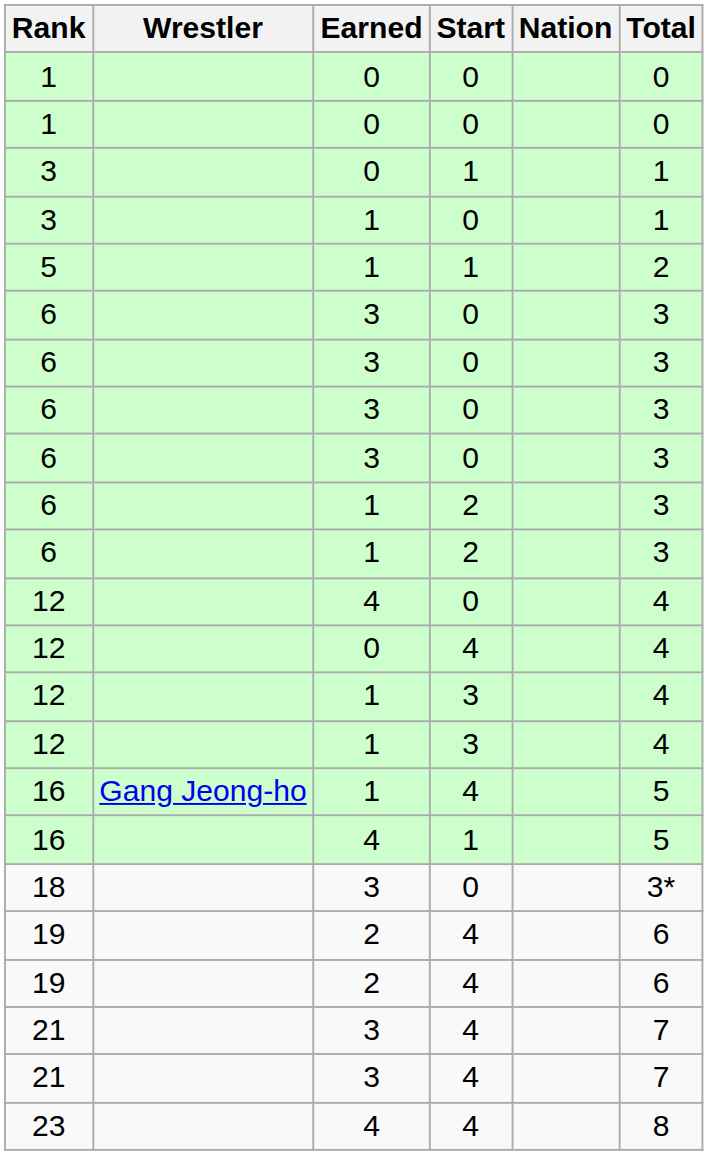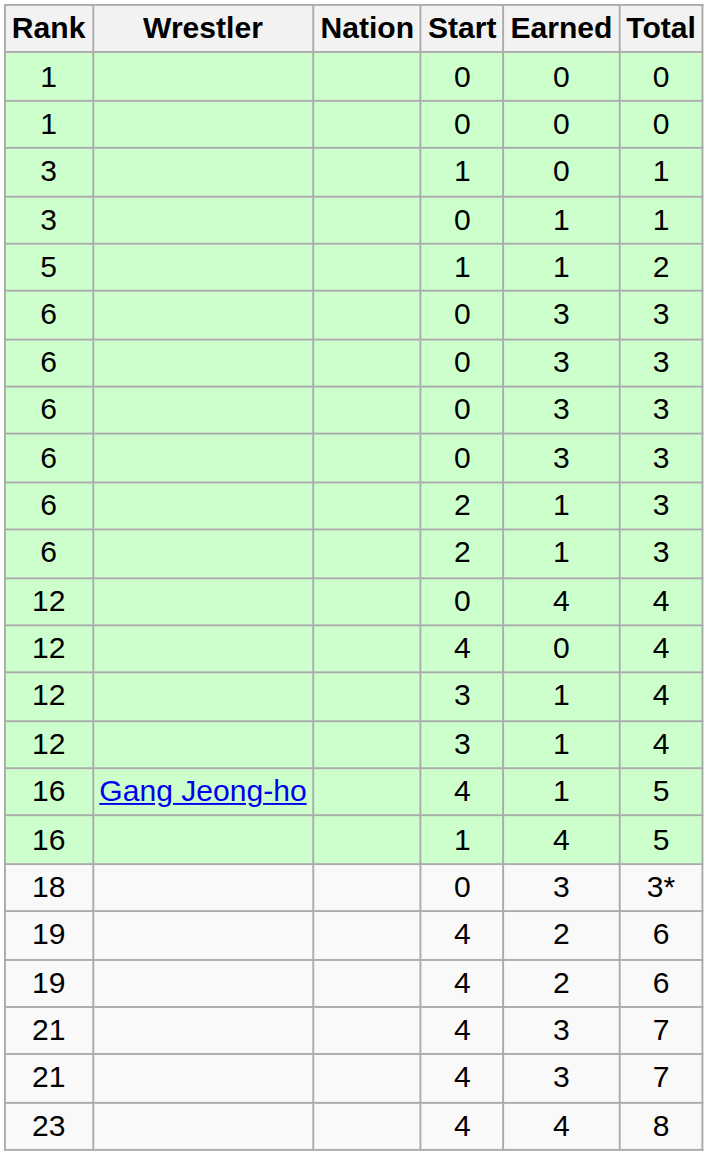columns swapped: (566, 28) <-> (372, 28)
